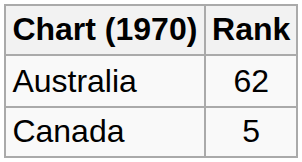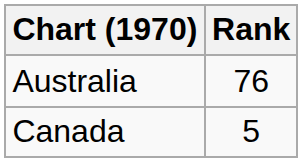(251, 80) 62 -> (251, 80) 76
